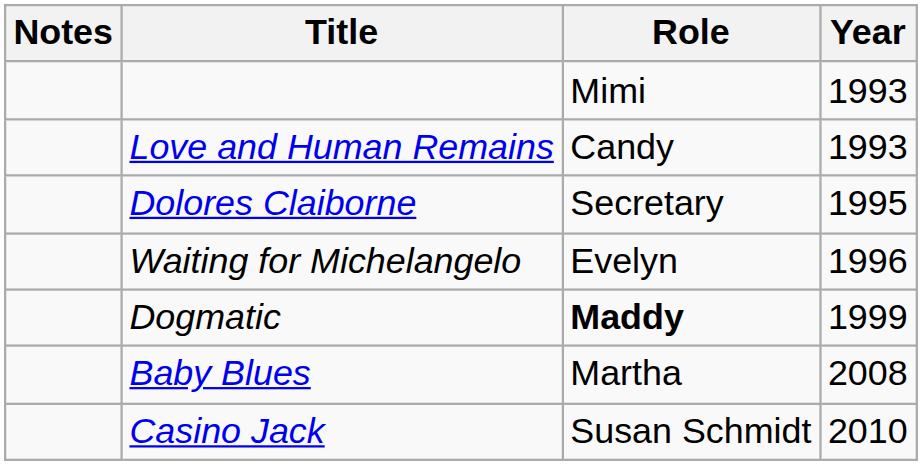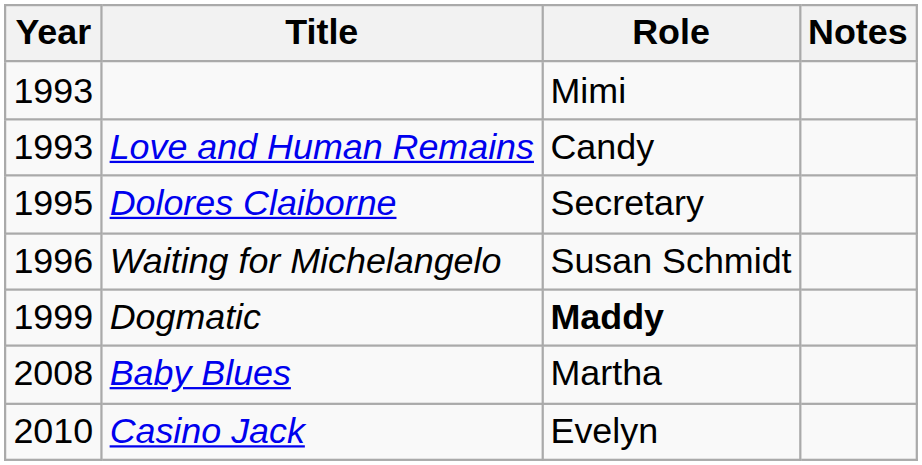columns swapped: (868, 32) <-> (63, 32)
(624, 260) Evelyn -> (671, 260) Susan Schmidt
(691, 430) Susan Schmidt -> (604, 430) Evelyn
